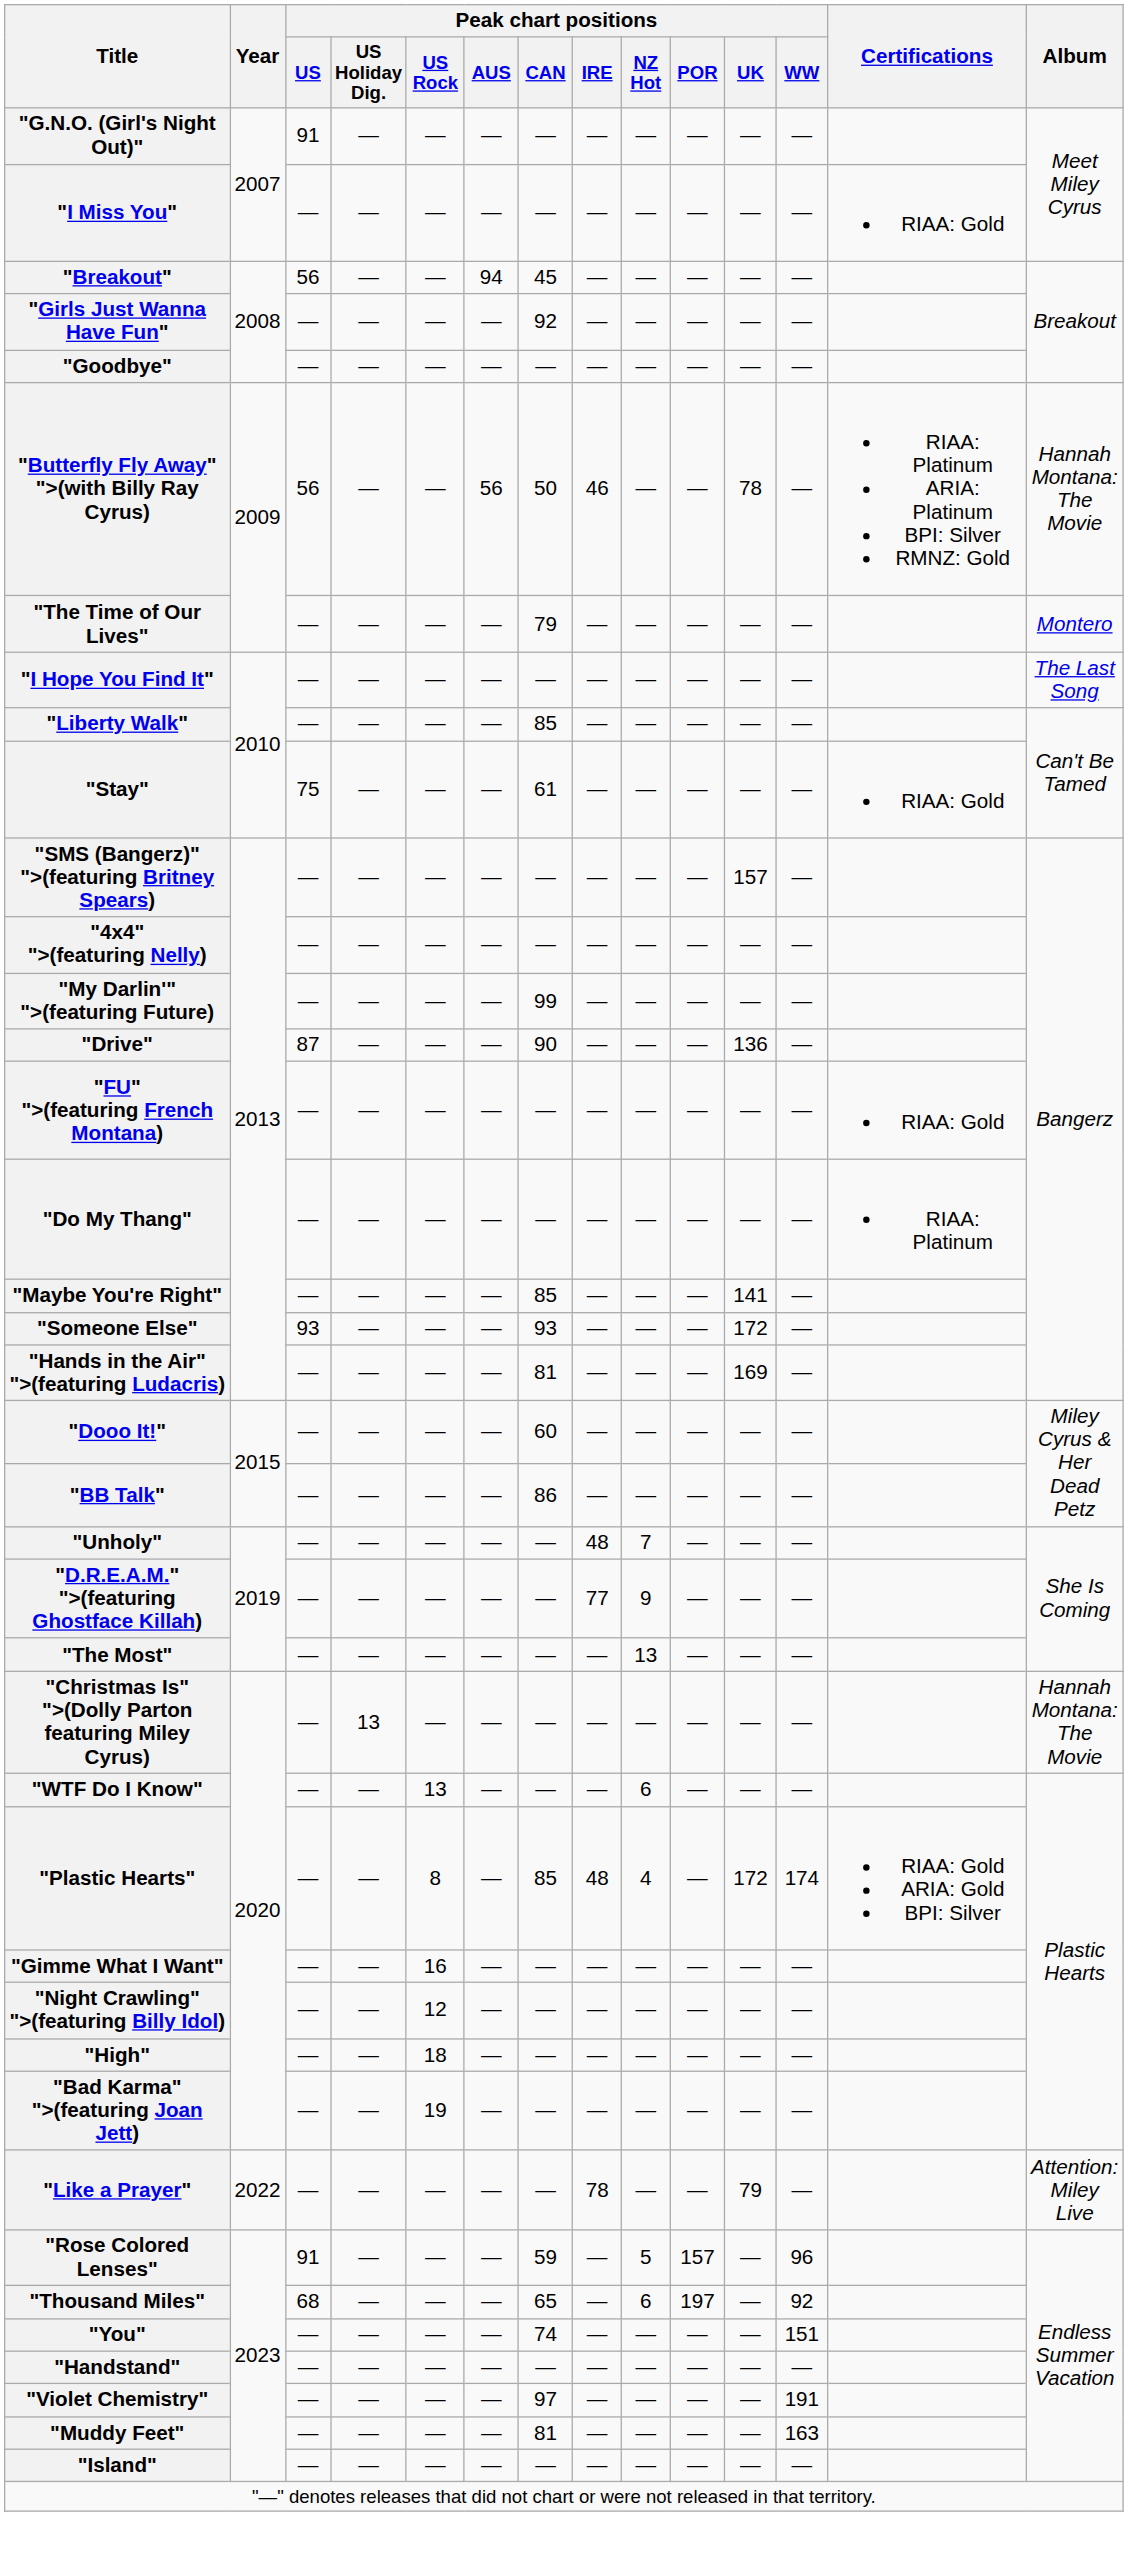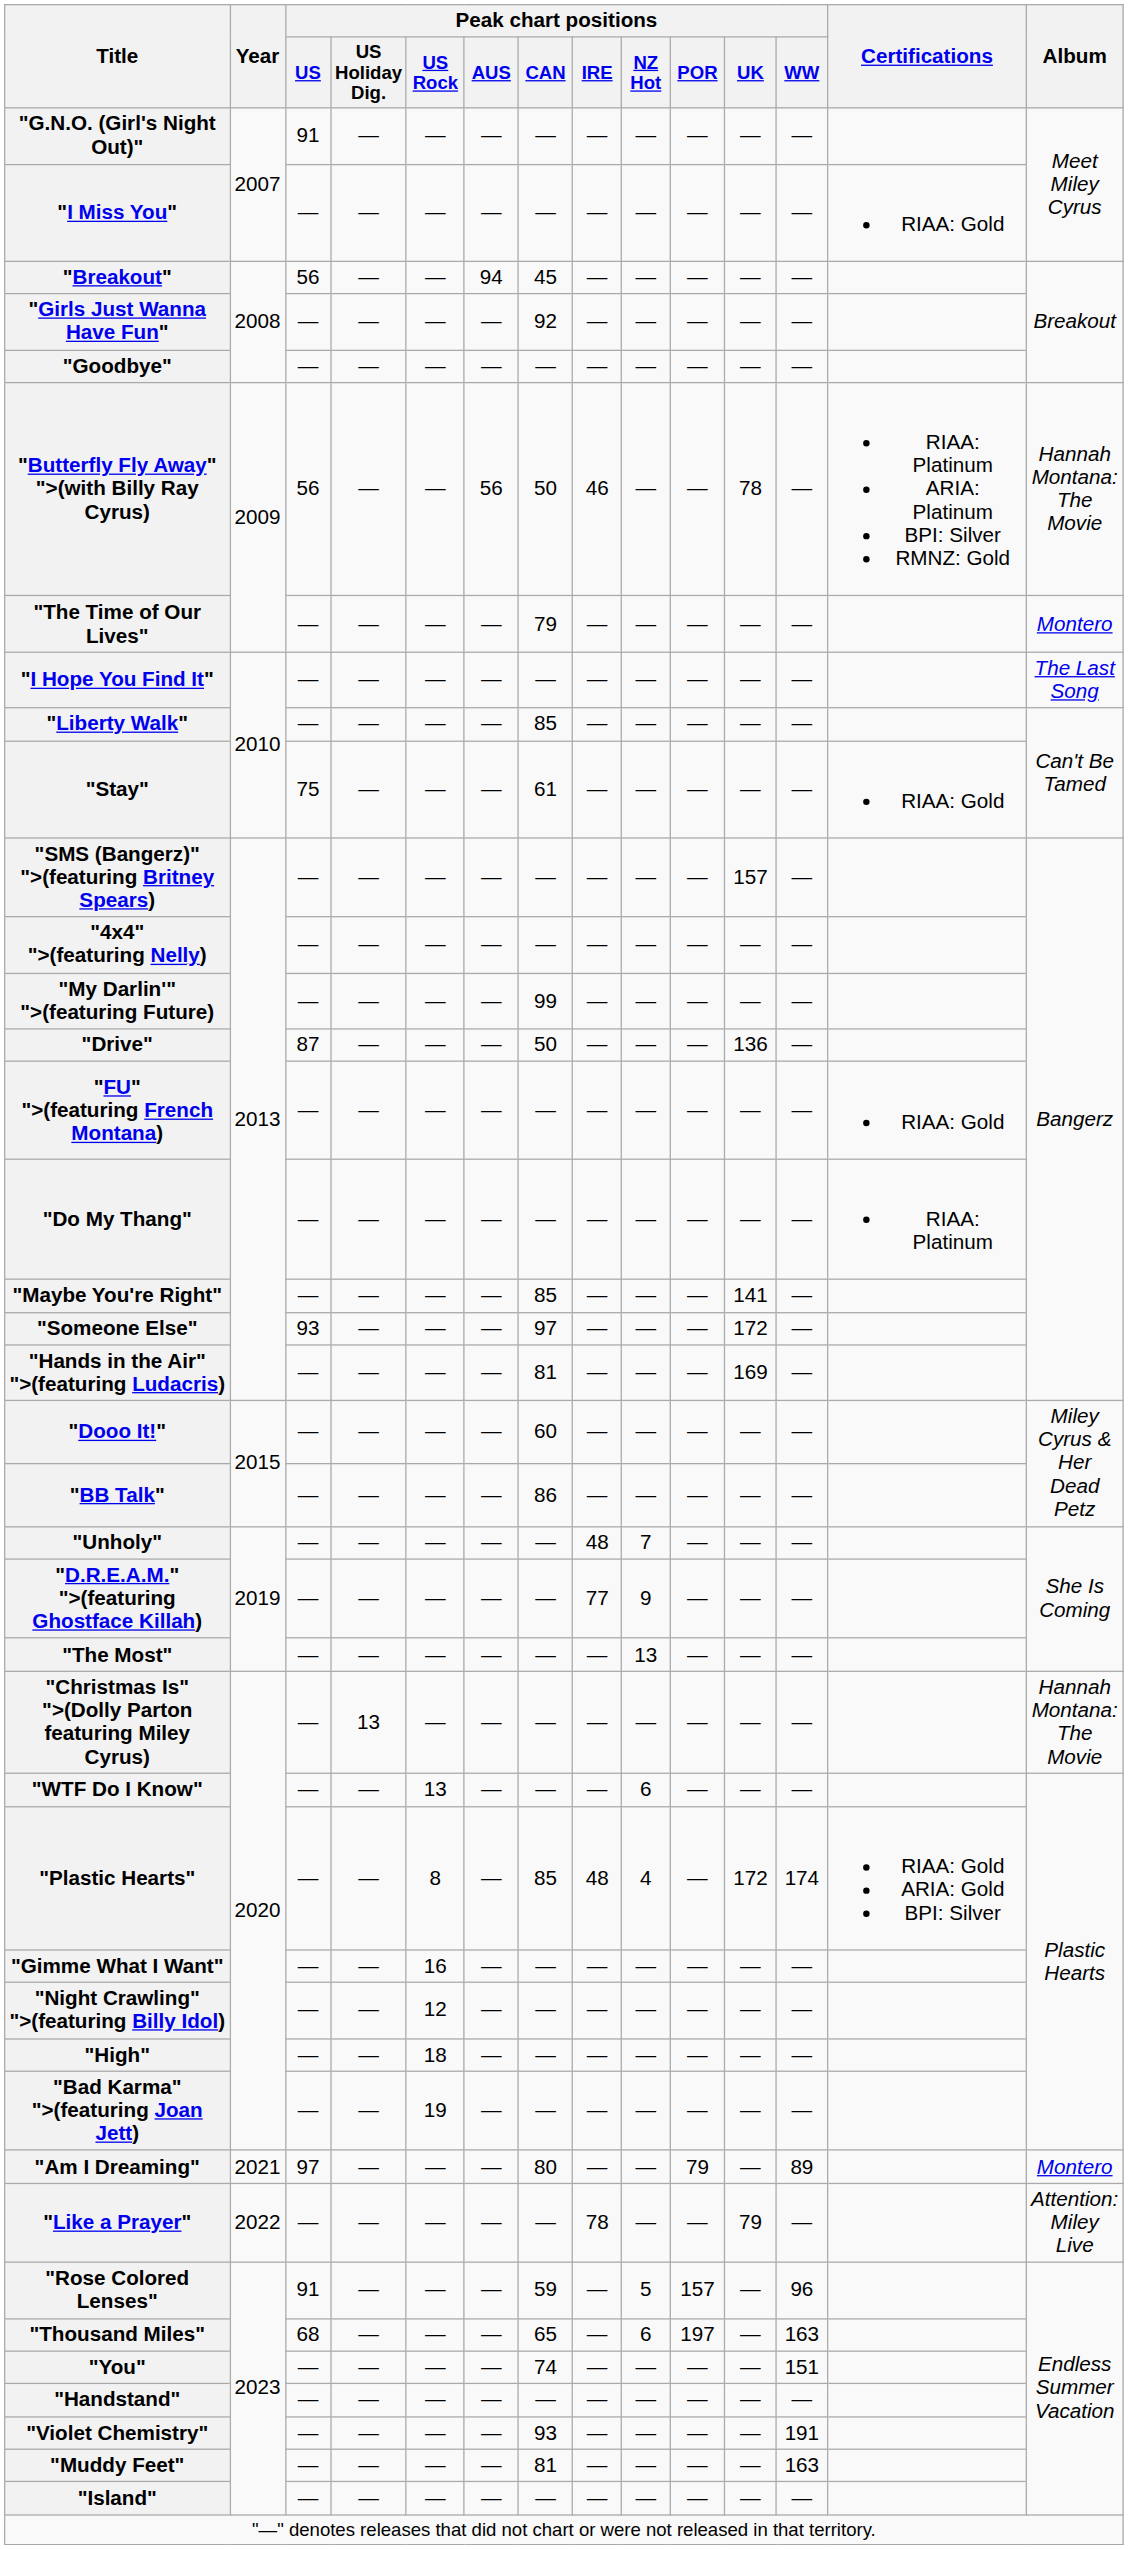(545, 1045) 90 -> (545, 1045) 50
(545, 1328) 93 -> (545, 1328) 97
+ row: (117, 2166)
(802, 2301) 92 -> (802, 2334) 163
(545, 2399) 97 -> (545, 2432) 93
